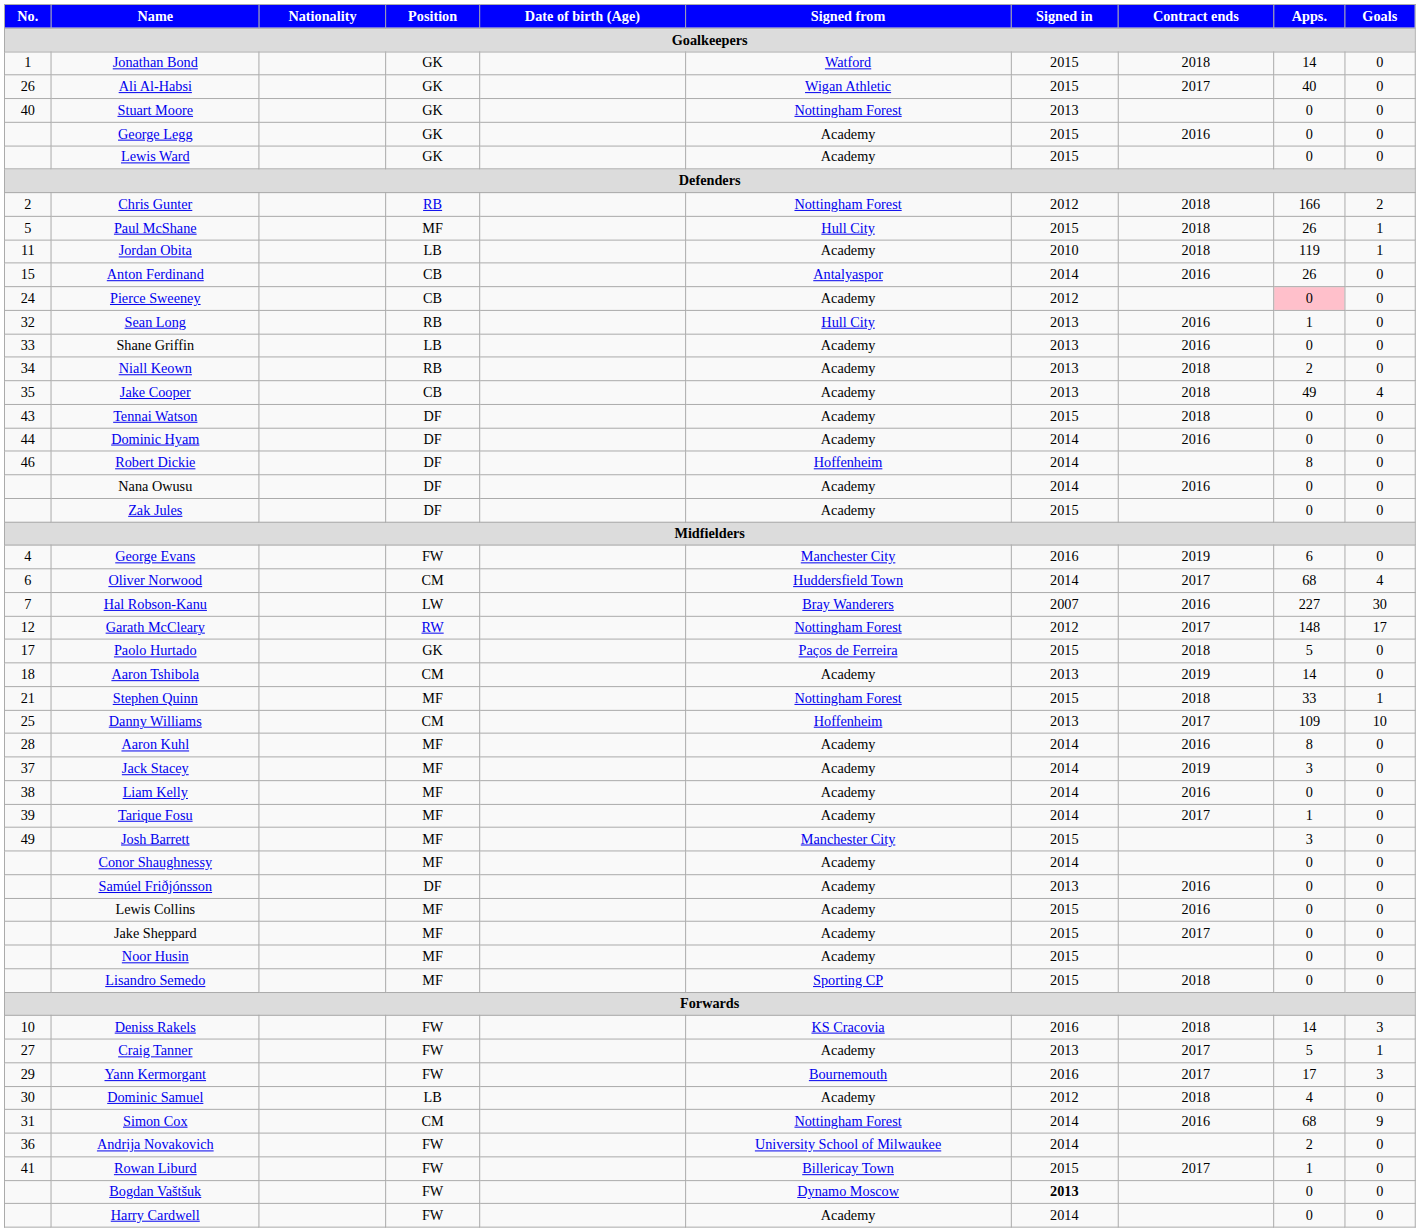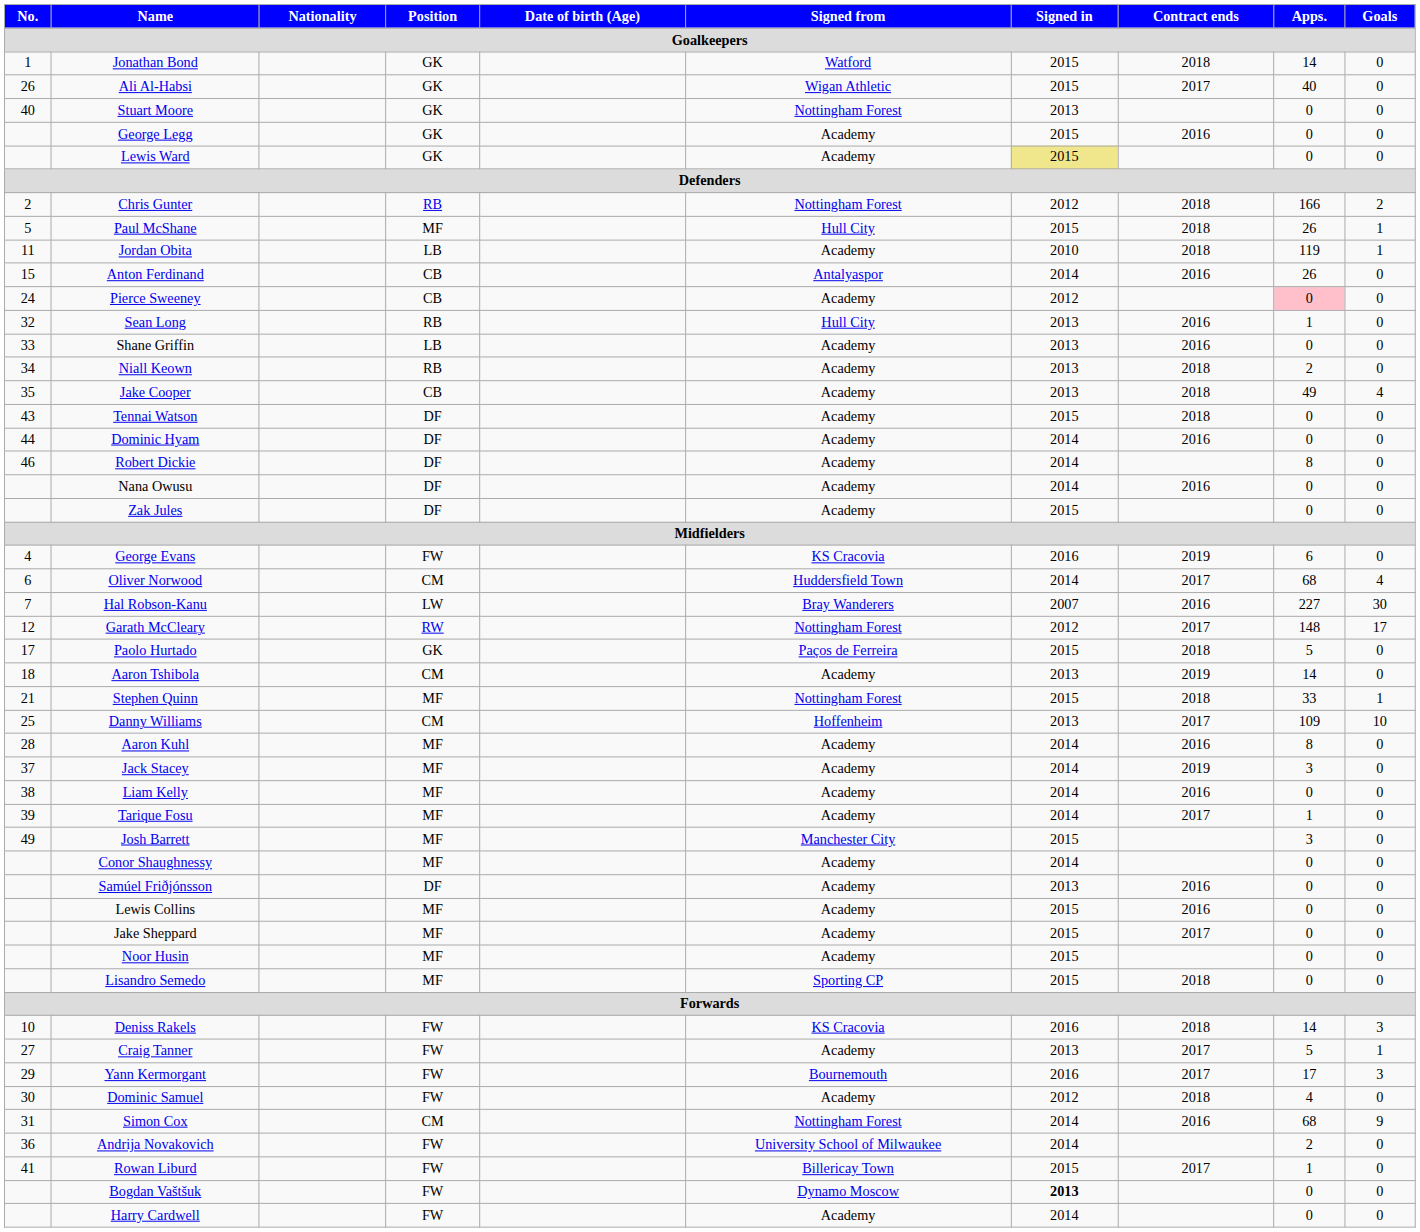(1064, 157) no background -> (1064, 157) khaki background
(848, 463) Hoffenheim -> (848, 463) Academy
(848, 557) Manchester City -> (848, 557) KS Cracovia
(433, 1098) LB -> (433, 1098) FW
